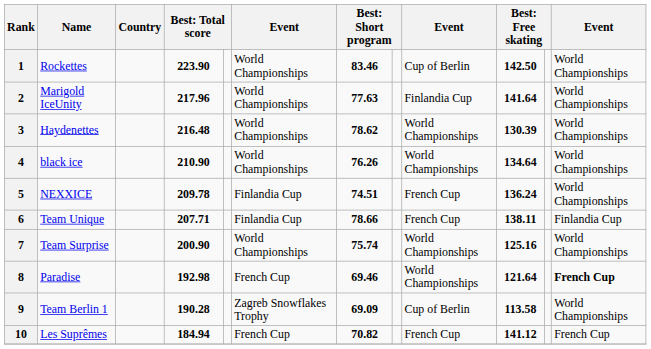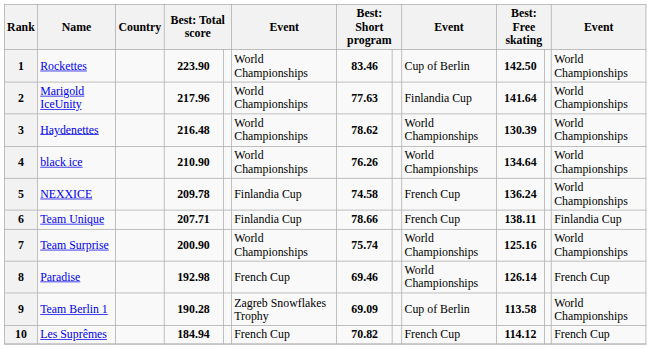(365, 194) 74.51 -> (365, 194) 74.58
(520, 277) 121.64 -> (520, 277) 126.14
(584, 277) bold -> (582, 277) normal
(520, 334) 141.12 -> (520, 334) 114.12
